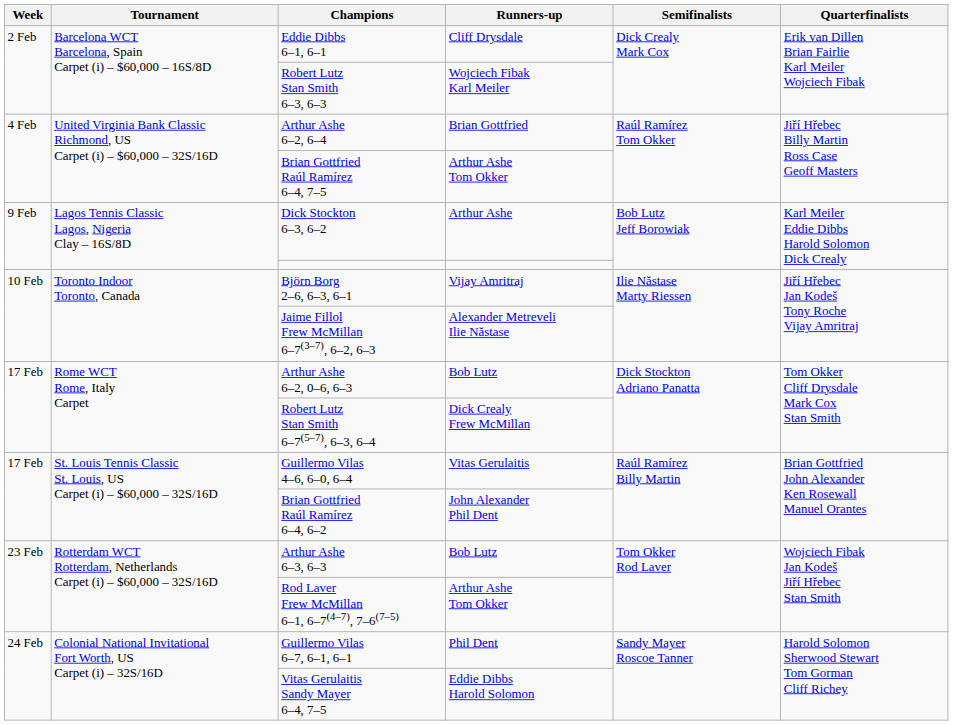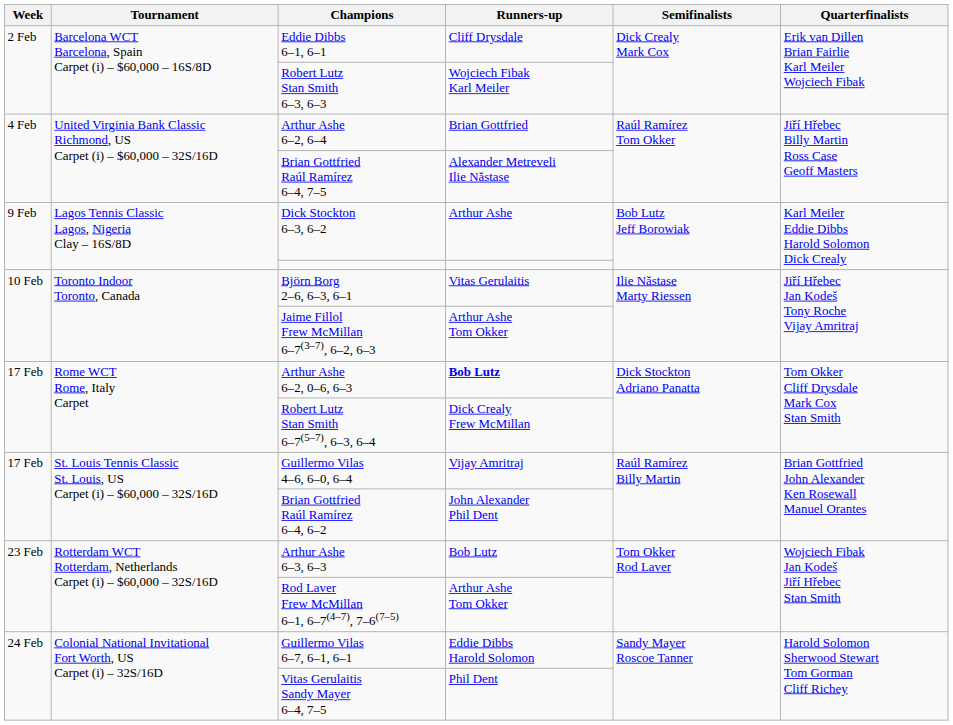(480, 169) Arthur Ashe Tom Okker -> (502, 169) Alexander Metreveli Ilie Năstase
(486, 280) Vijay Amritraj -> (489, 280) Vitas Gerulaitis
(502, 325) Alexander Metreveli Ilie Năstase -> (480, 325) Arthur Ashe Tom Okker
(473, 371) normal -> (474, 371) bold
(489, 463) Vitas Gerulaitis -> (486, 463) Vijay Amritraj
(473, 642) Phil Dent -> (492, 650) Eddie Dibbs Harold Solomon
(492, 686) Eddie Dibbs Harold Solomon -> (473, 679) Phil Dent
